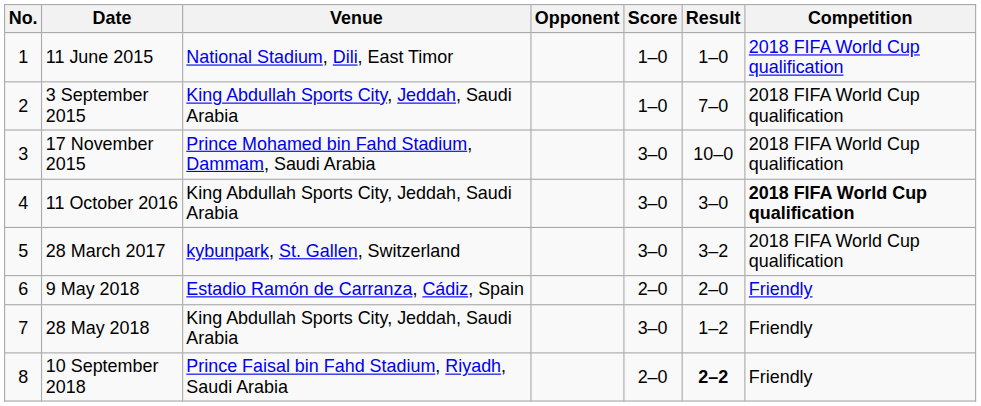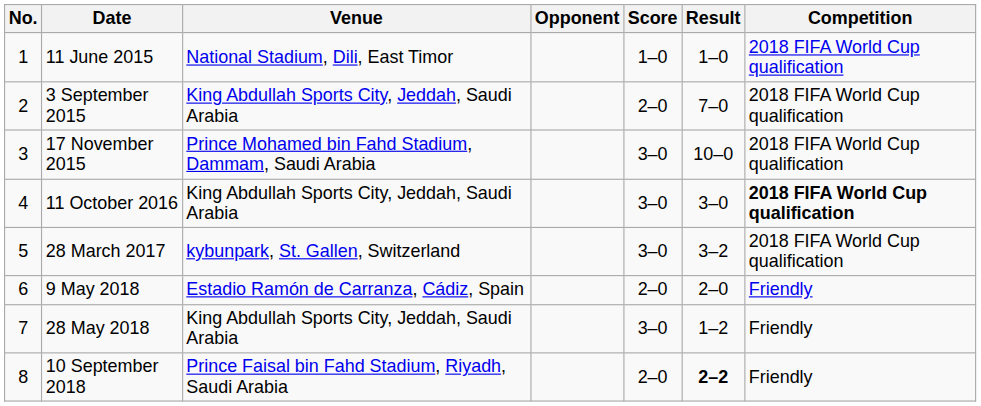(653, 105) 1–0 -> (653, 105) 2–0
